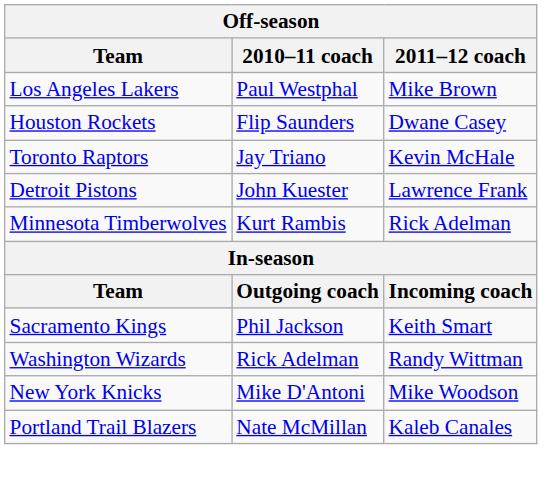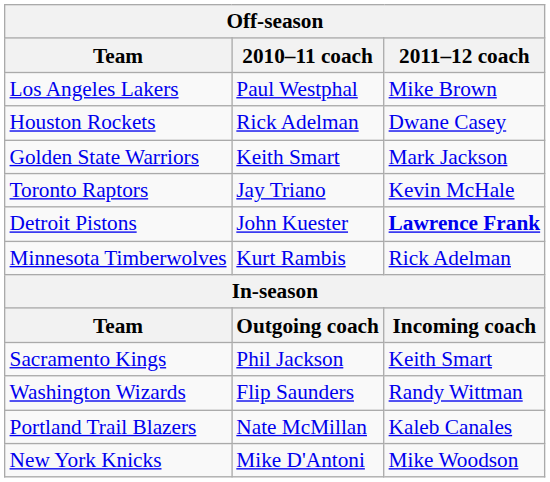(295, 122) Flip Saunders -> (298, 122) Rick Adelman
+ row: (104, 156)
(458, 190) normal -> (464, 223) bold
(298, 358) Rick Adelman -> (295, 392) Flip Saunders
rows swapped: (86, 392) <-> (103, 426)
